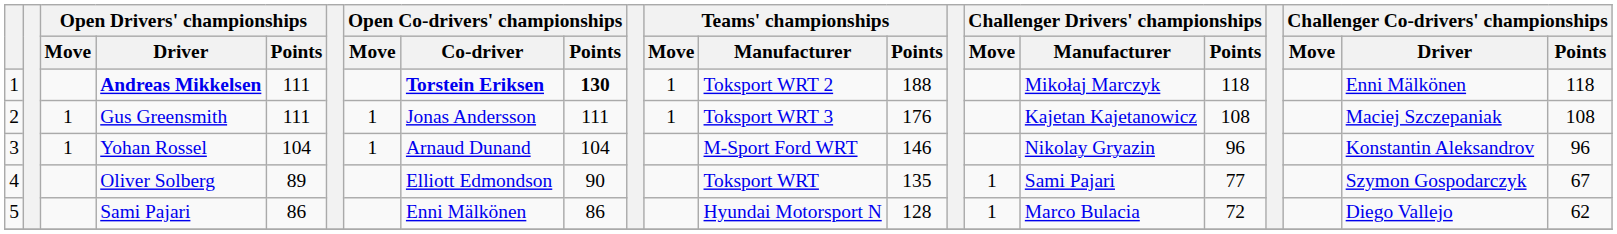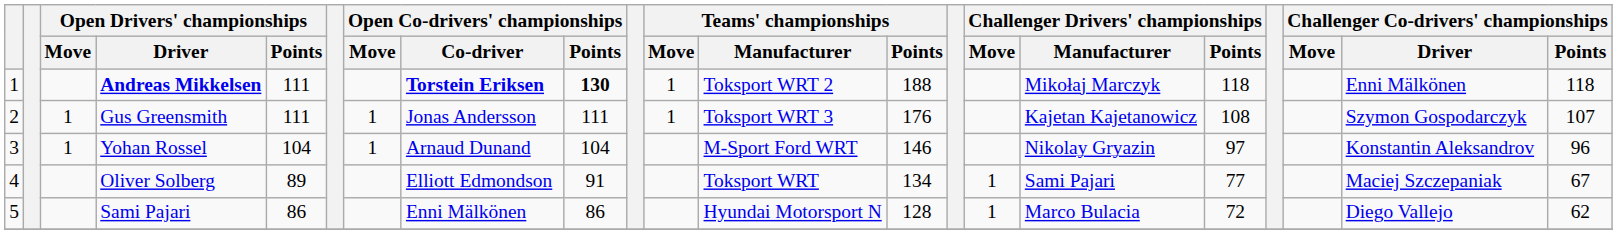(1424, 116) Maciej Szczepaniak -> (1436, 116) Szymon Gospodarczyk
(1580, 116) 108 -> (1580, 116) 107
(1235, 148) 96 -> (1235, 148) 97
(595, 180) 90 -> (595, 180) 91
(917, 180) 135 -> (917, 180) 134
(1436, 180) Szymon Gospodarczyk -> (1424, 180) Maciej Szczepaniak
